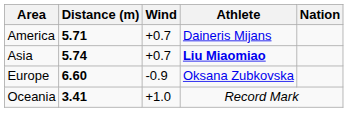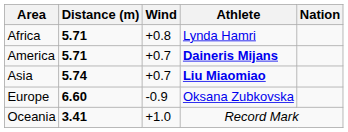+ row: (24, 35)
(227, 35) normal -> (230, 55) bold
